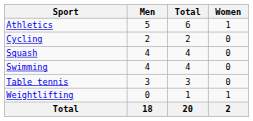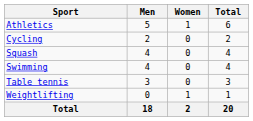columns swapped: (228, 11) <-> (188, 11)
